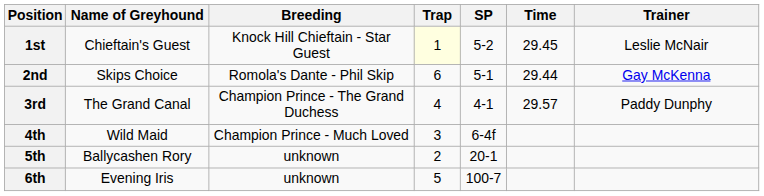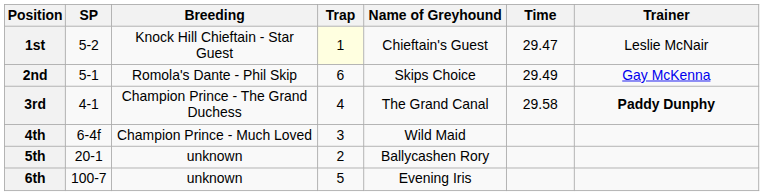columns swapped: (137, 15) <-> (484, 15)
(540, 45) 29.45 -> (540, 45) 29.47
(540, 75) 29.44 -> (540, 75) 29.49
(540, 105) 29.57 -> (540, 105) 29.58
(666, 105) normal -> (666, 105) bold
